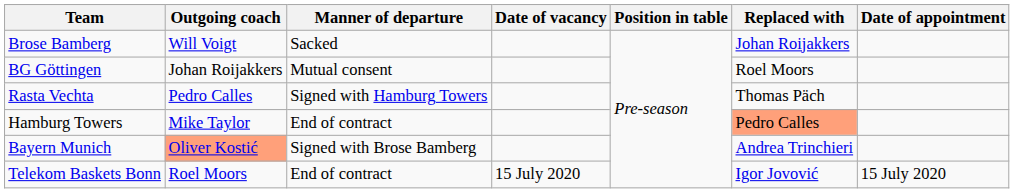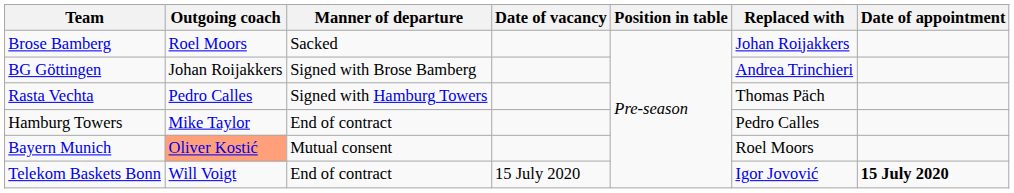(202, 43) Will Voigt -> (208, 43) Roel Moors
(341, 69) Mutual consent -> (383, 69) Signed with Brose Bamberg
(775, 69) Roel Moors -> (794, 69) Andrea Trinchieri
(777, 122) lightsalmon background -> (777, 122) no background
(383, 148) Signed with Brose Bamberg -> (341, 148) Mutual consent
(794, 148) Andrea Trinchieri -> (775, 148) Roel Moors
(208, 174) Roel Moors -> (202, 174) Will Voigt
(903, 174) normal -> (905, 174) bold
